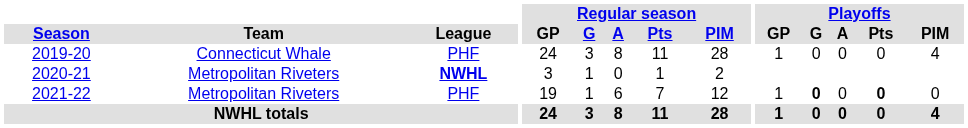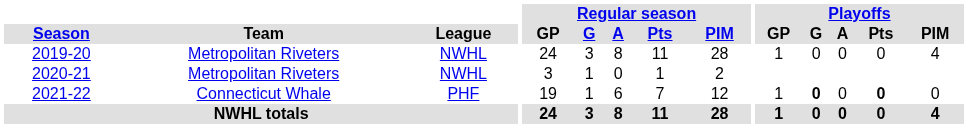(264, 54) Connecticut Whale -> (264, 54) Metropolitan Riveters
(463, 54) PHF -> (463, 54) NWHL
(463, 74) bold -> (463, 74) normal
(264, 94) Metropolitan Riveters -> (264, 94) Connecticut Whale
